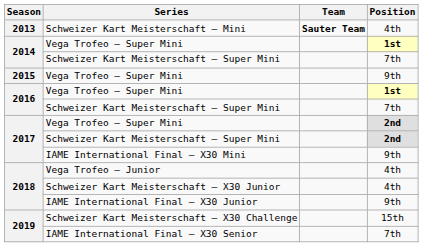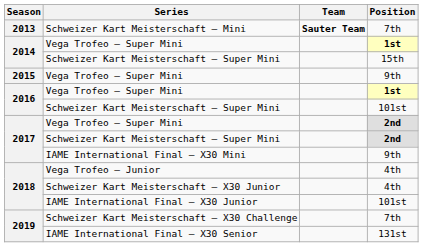(392, 28) 4th -> (392, 28) 7th
(392, 60) 7th -> (392, 60) 15th
(392, 107) 7th -> (392, 107) 101st
(392, 202) 9th -> (392, 202) 101st
(392, 218) 15th -> (392, 218) 7th
(392, 234) 7th -> (392, 234) 131st
